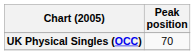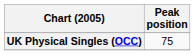(167, 41) 70 -> (167, 41) 75
